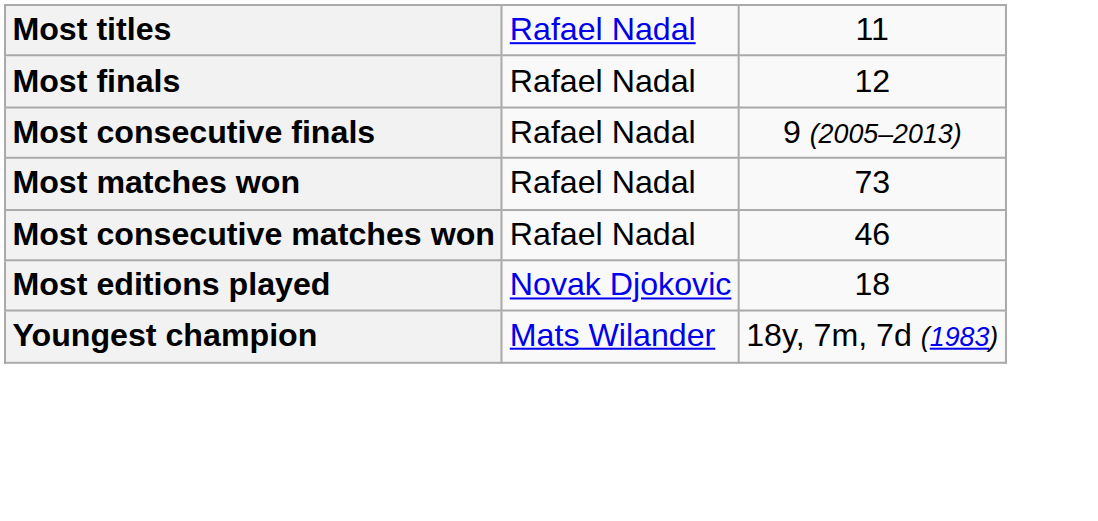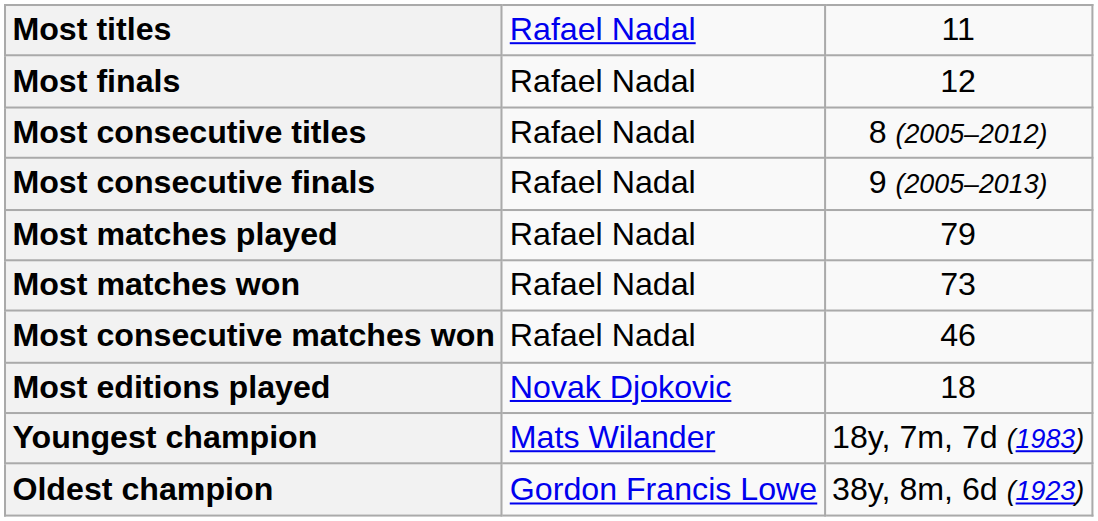+ row: (189, 132)
+ row: (175, 234)
+ row: (143, 489)
